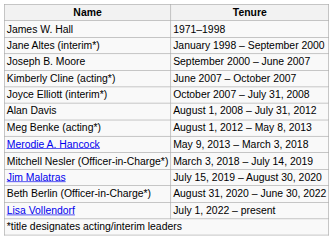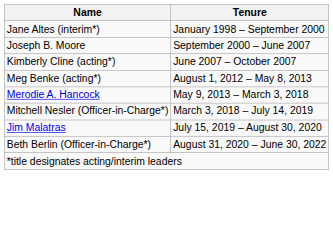- row: (40, 29)
- row: (57, 95)
- row: (32, 111)
- row: (41, 210)
